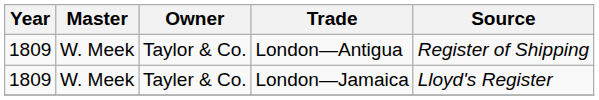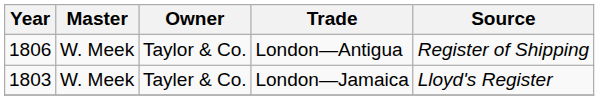(30, 49) 1809 -> (30, 49) 1806
(30, 79) 1809 -> (30, 79) 1803
